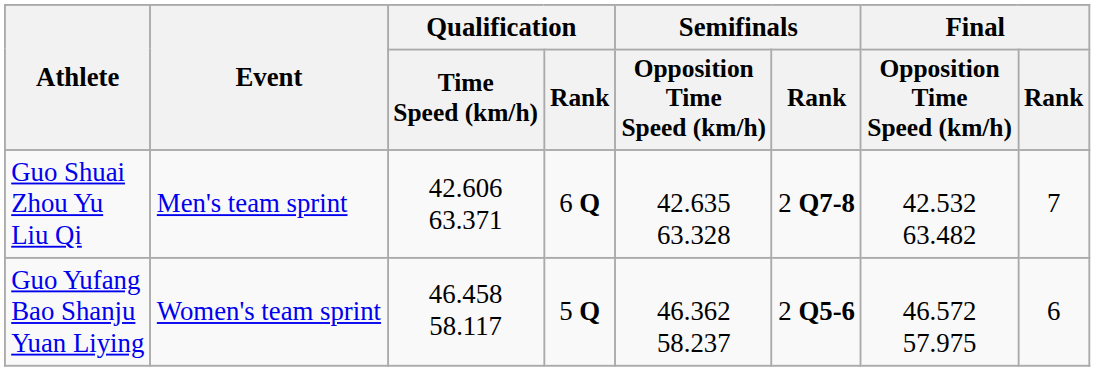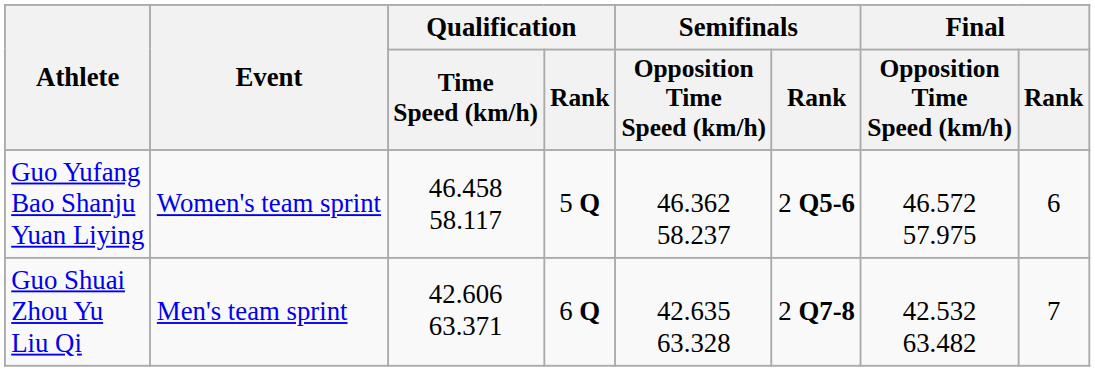rows swapped: (68, 204) <-> (78, 311)
